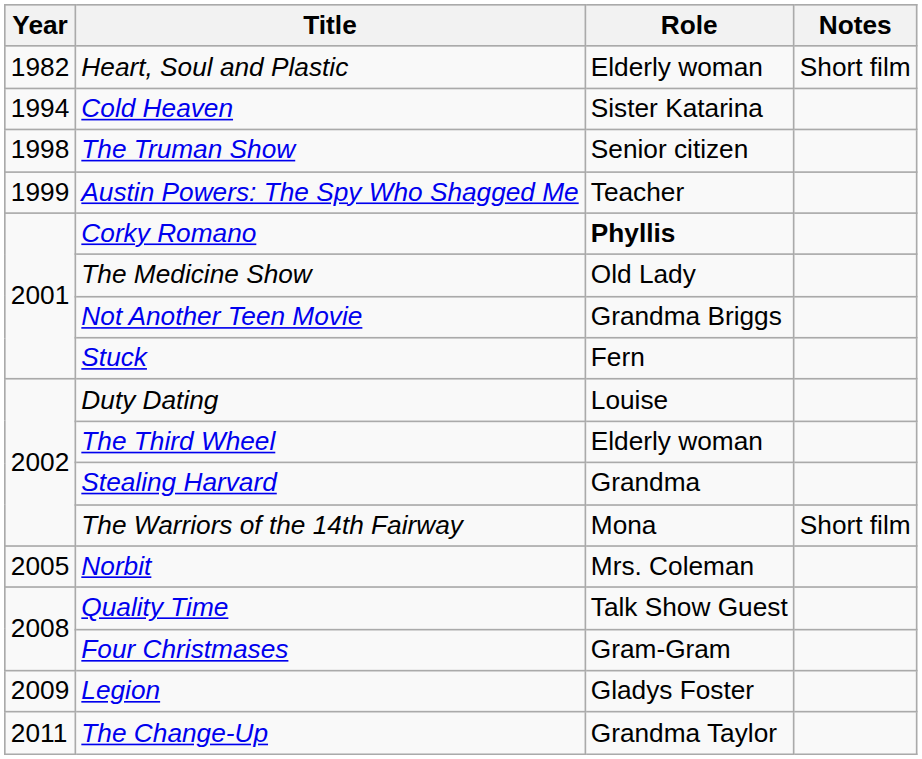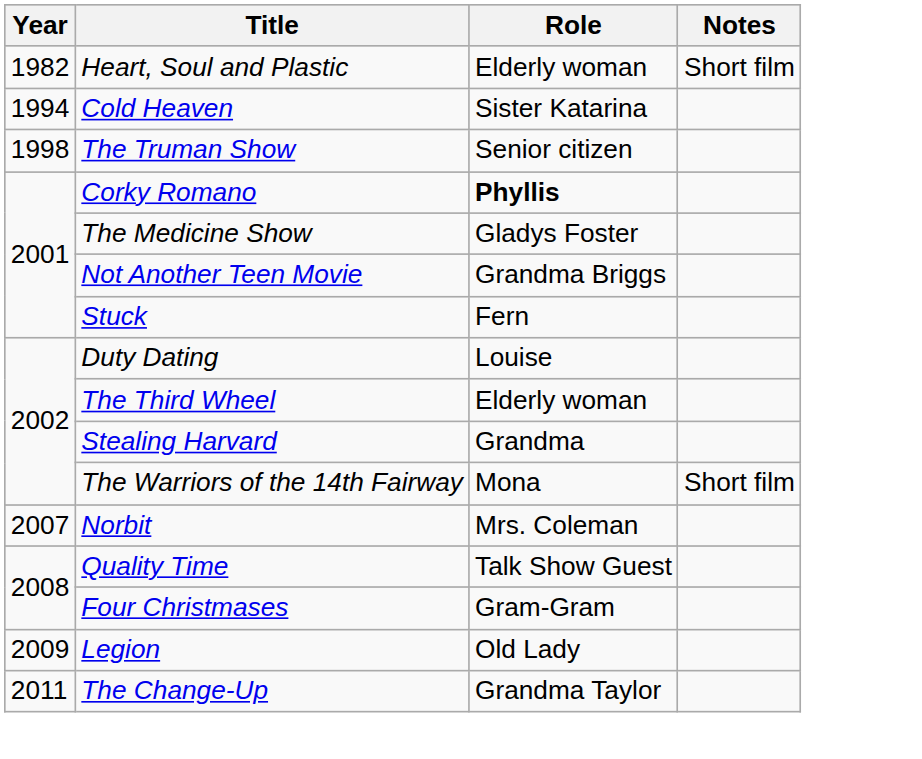- row: (330, 191)
(643, 274) Old Lady -> (557, 233) Gladys Foster
(40, 566) 2005 -> (40, 524) 2007
(672, 691) Gladys Foster -> (528, 649) Old Lady
